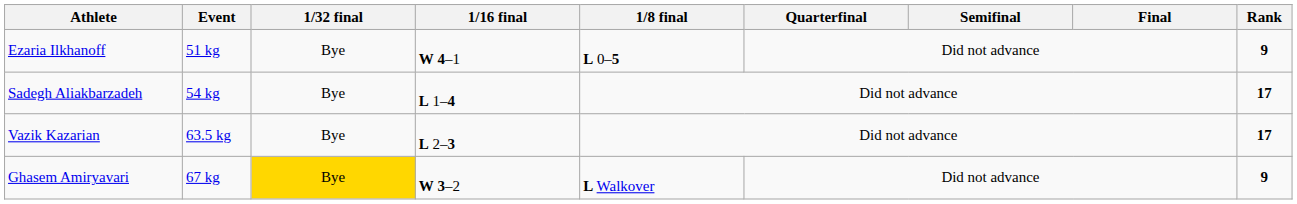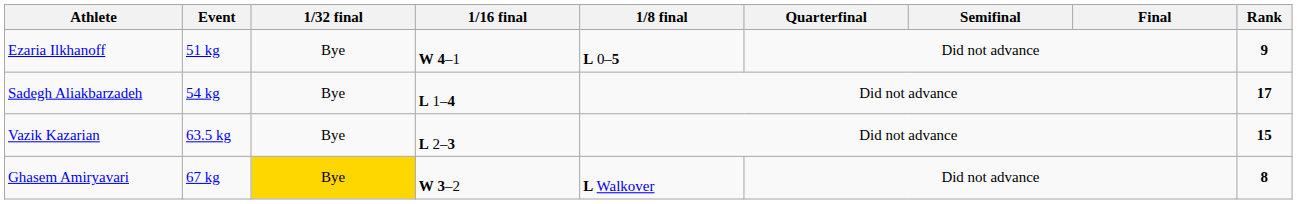(1264, 135) 17 -> (1264, 135) 15
(1264, 177) 9 -> (1264, 177) 8
